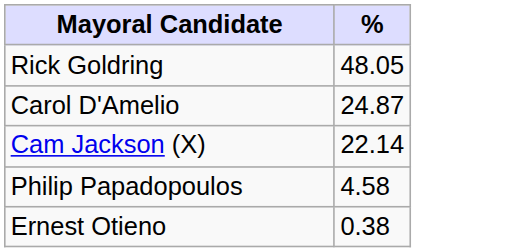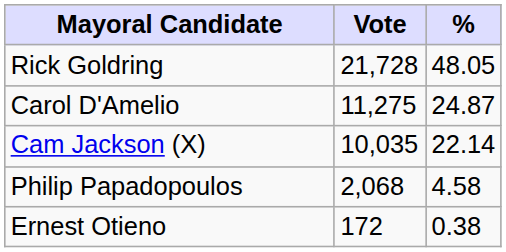+ column: (380, 24)
